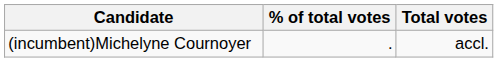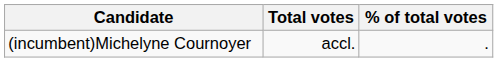columns swapped: (445, 17) <-> (330, 17)
